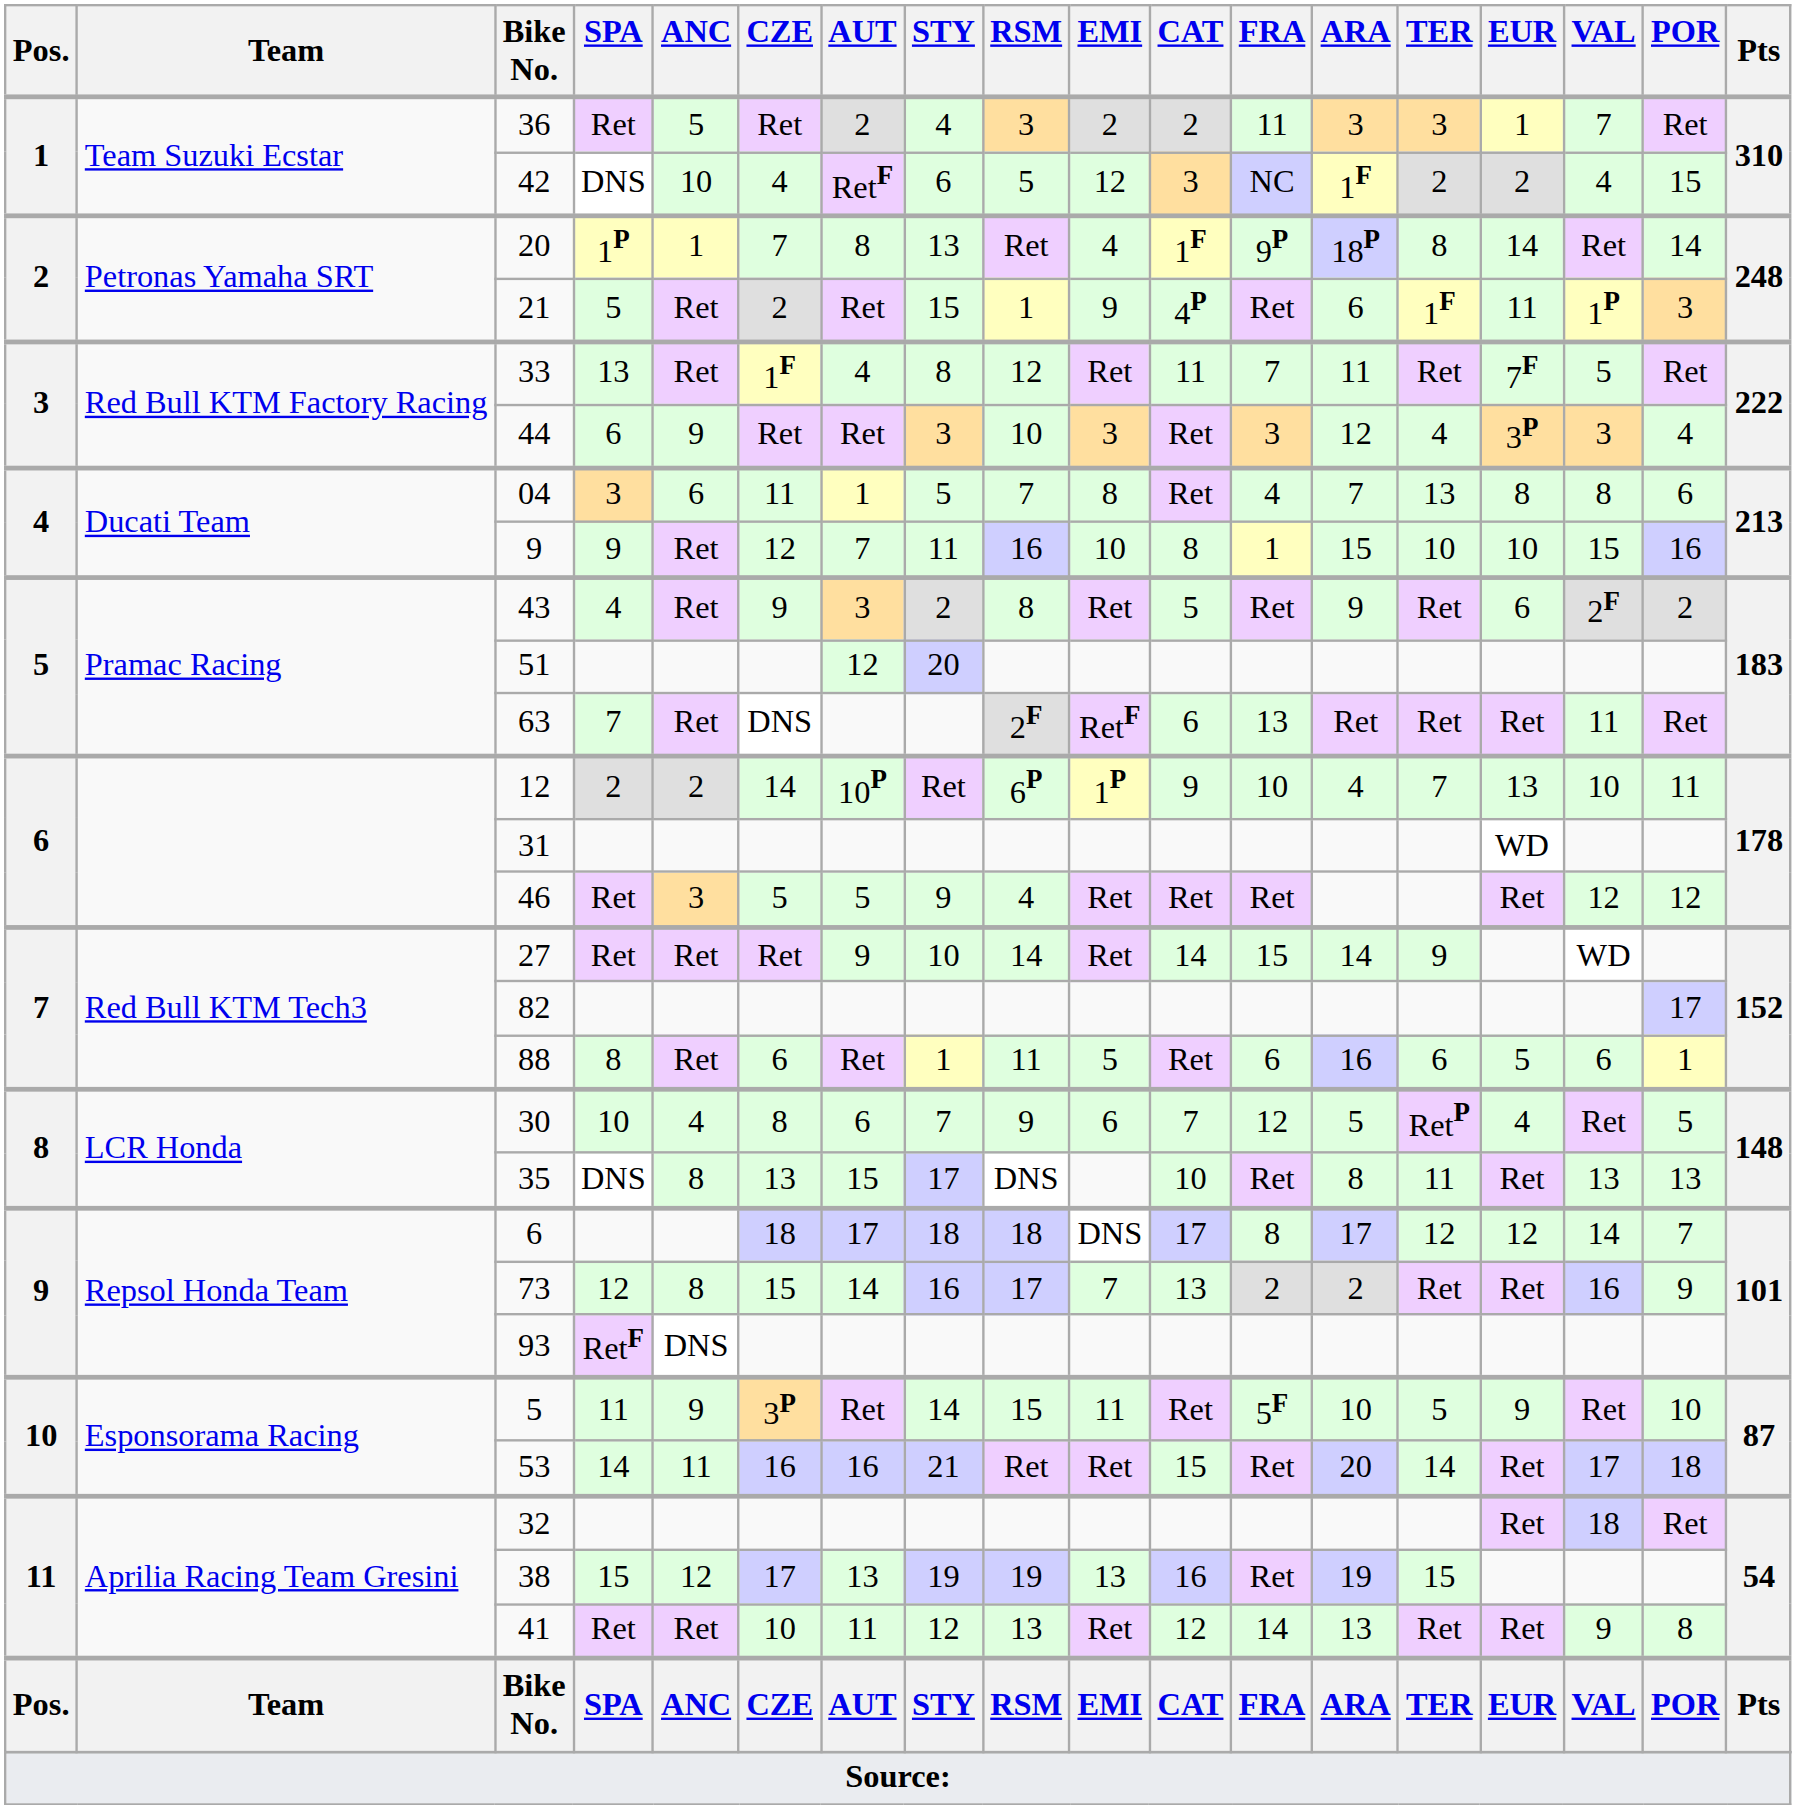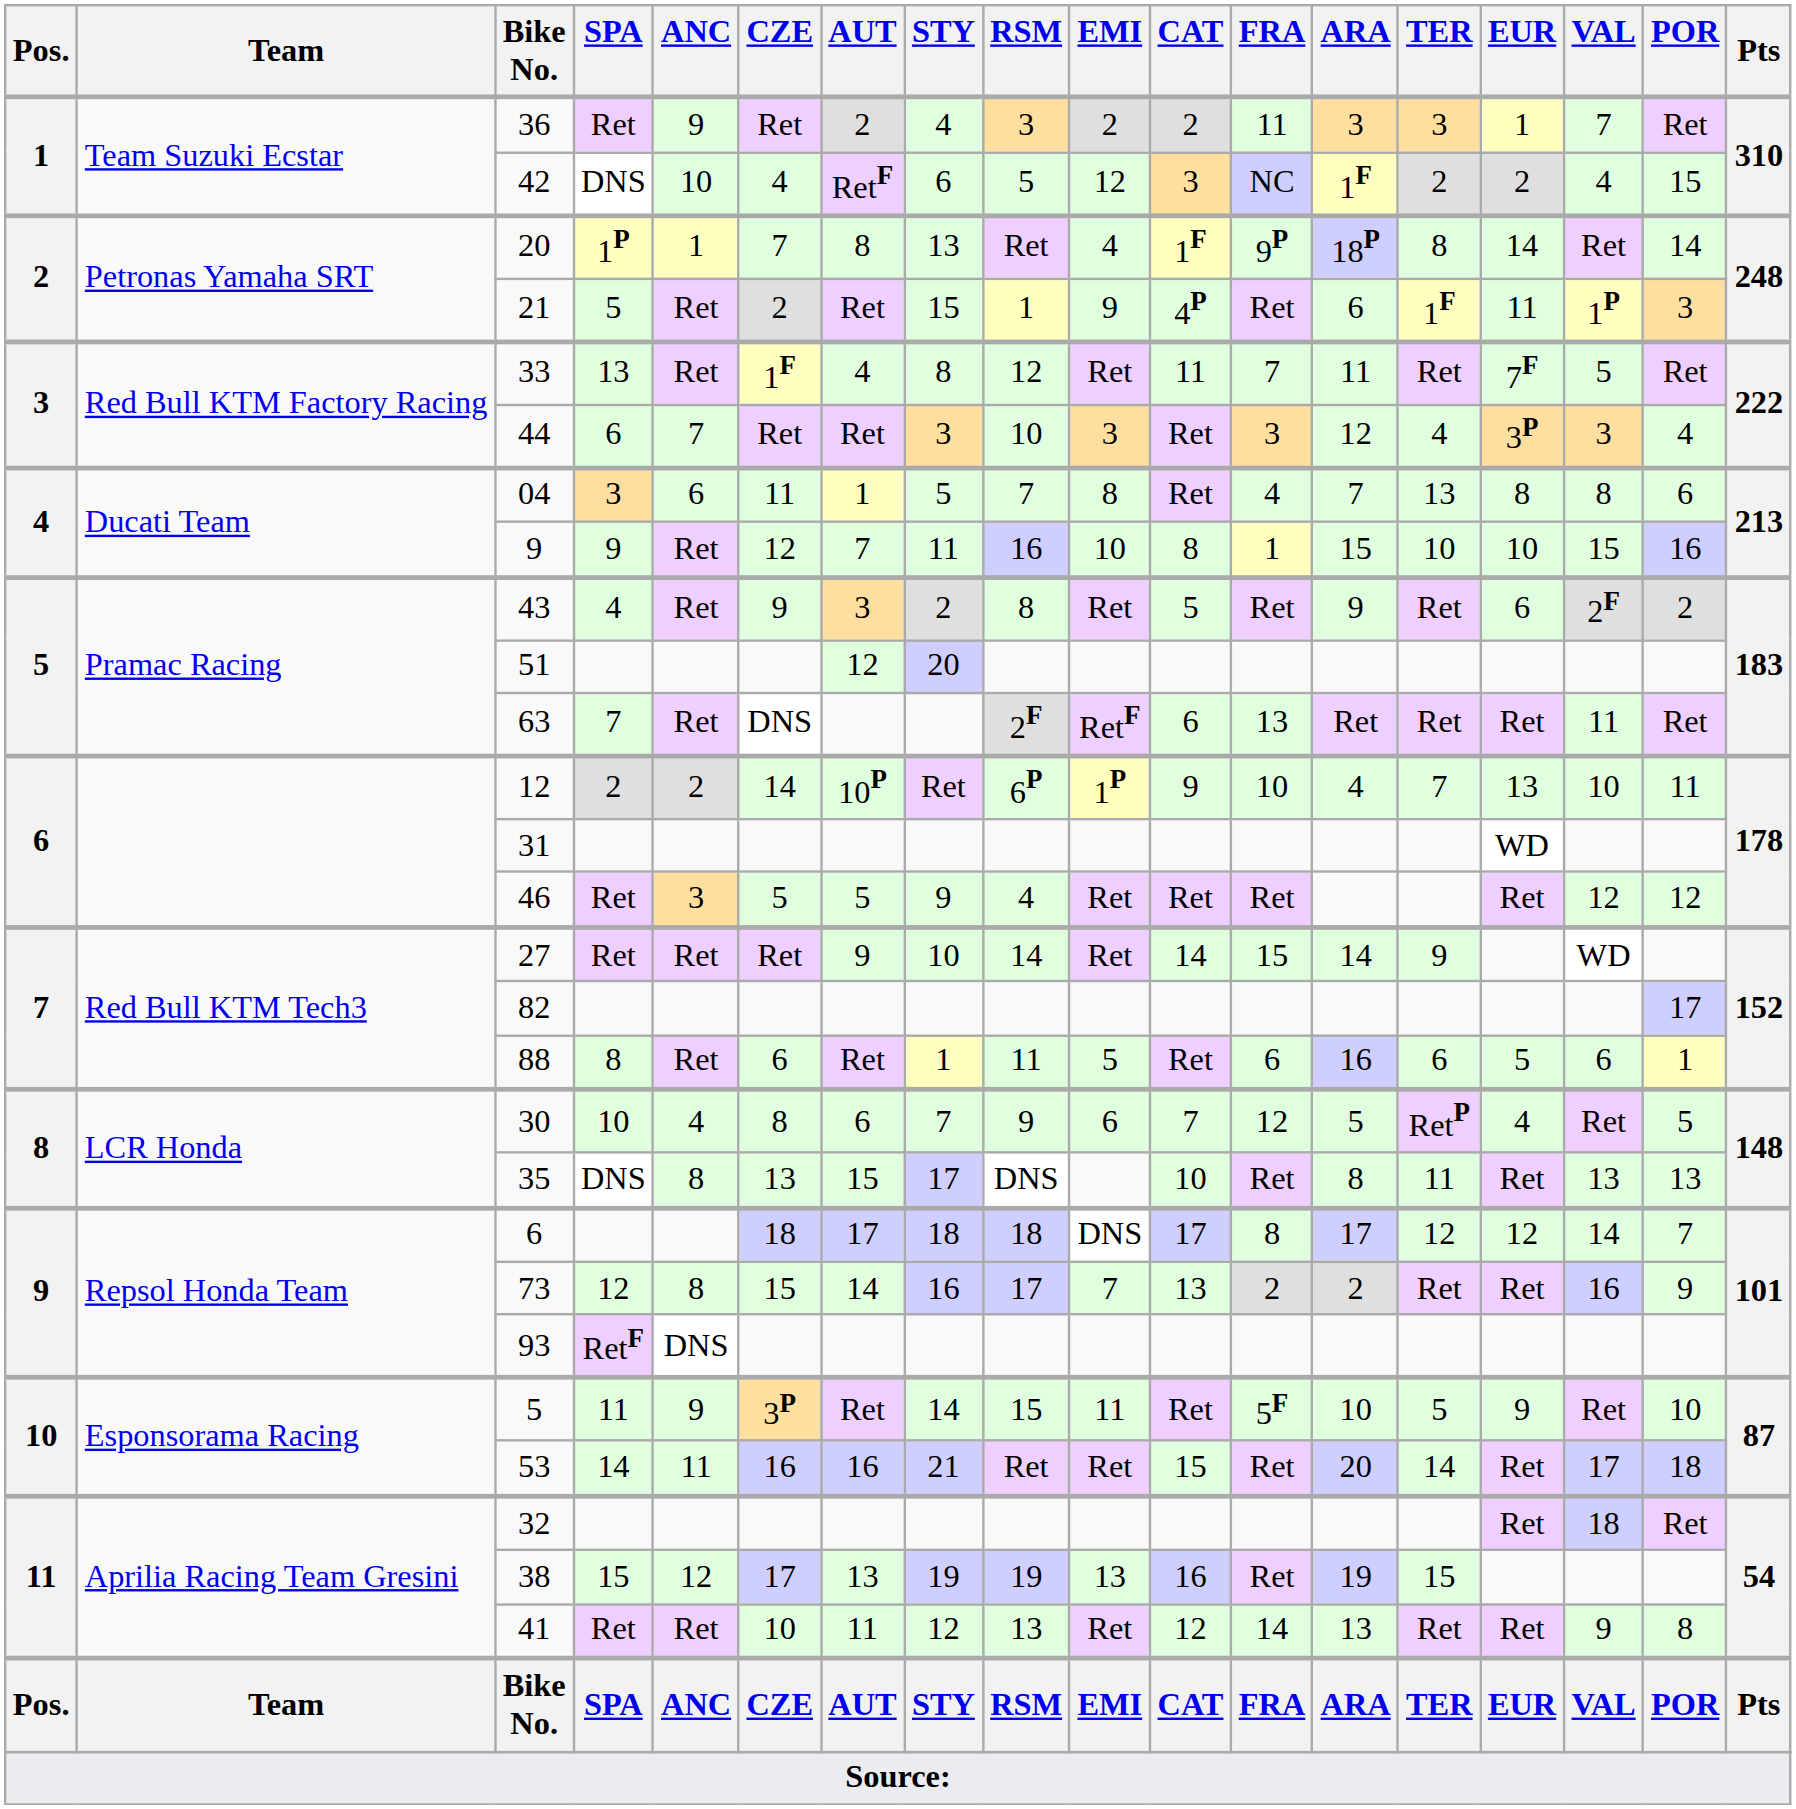(696, 124) 5 -> (696, 124) 9
(696, 434) 9 -> (696, 434) 7
